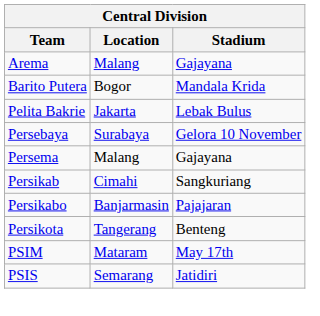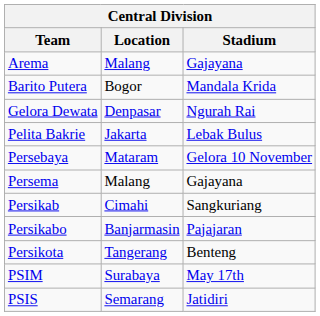+ row: (53, 110)
(121, 134) Surabaya -> (131, 157) Mataram
(121, 252) Mataram -> (132, 275) Surabaya
